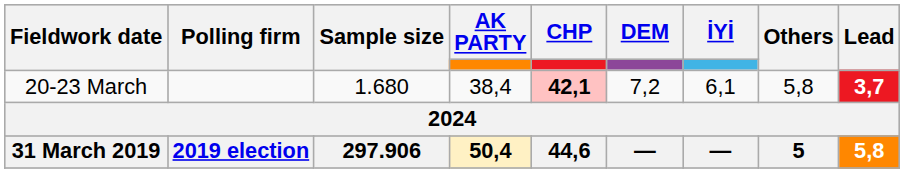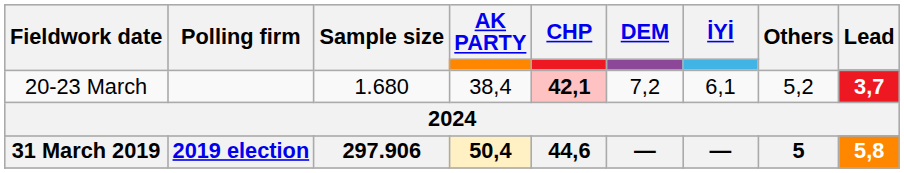(798, 85) 5,8 -> (798, 85) 5,2
